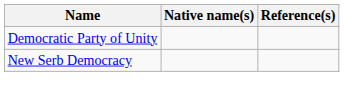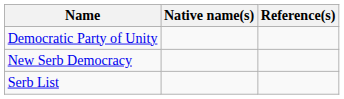+ row: (33, 82)
